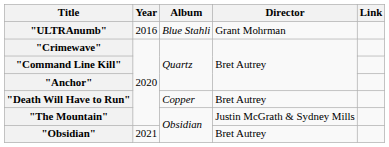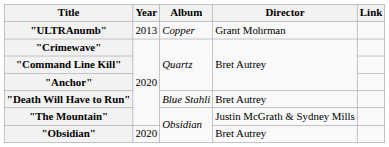(146, 30) 2016 -> (146, 30) 2013
(186, 30) Blue Stahli -> (178, 30) Copper
(178, 99) Copper -> (186, 99) Blue Stahli
(146, 133) 2021 -> (146, 133) 2020
